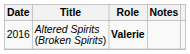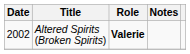(18, 35) 2016 -> (18, 35) 2002
